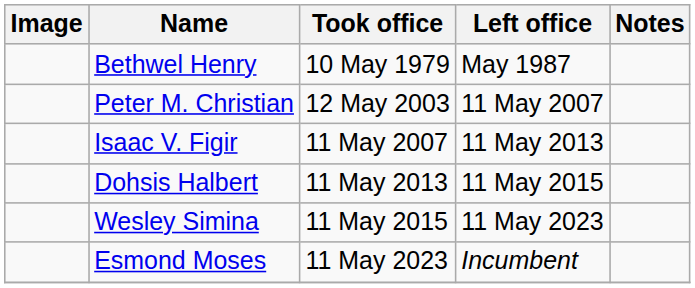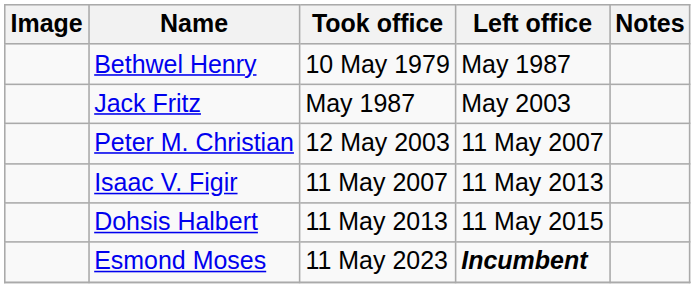+ row: (148, 103)
- row: (176, 222)
(520, 261) normal -> (524, 261) bold
